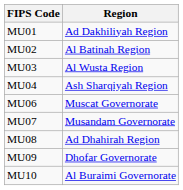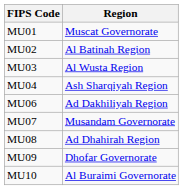(116, 31) Ad Dakhiliyah Region -> (111, 31) Muscat Governorate
(111, 103) Muscat Governorate -> (116, 103) Ad Dakhiliyah Region
